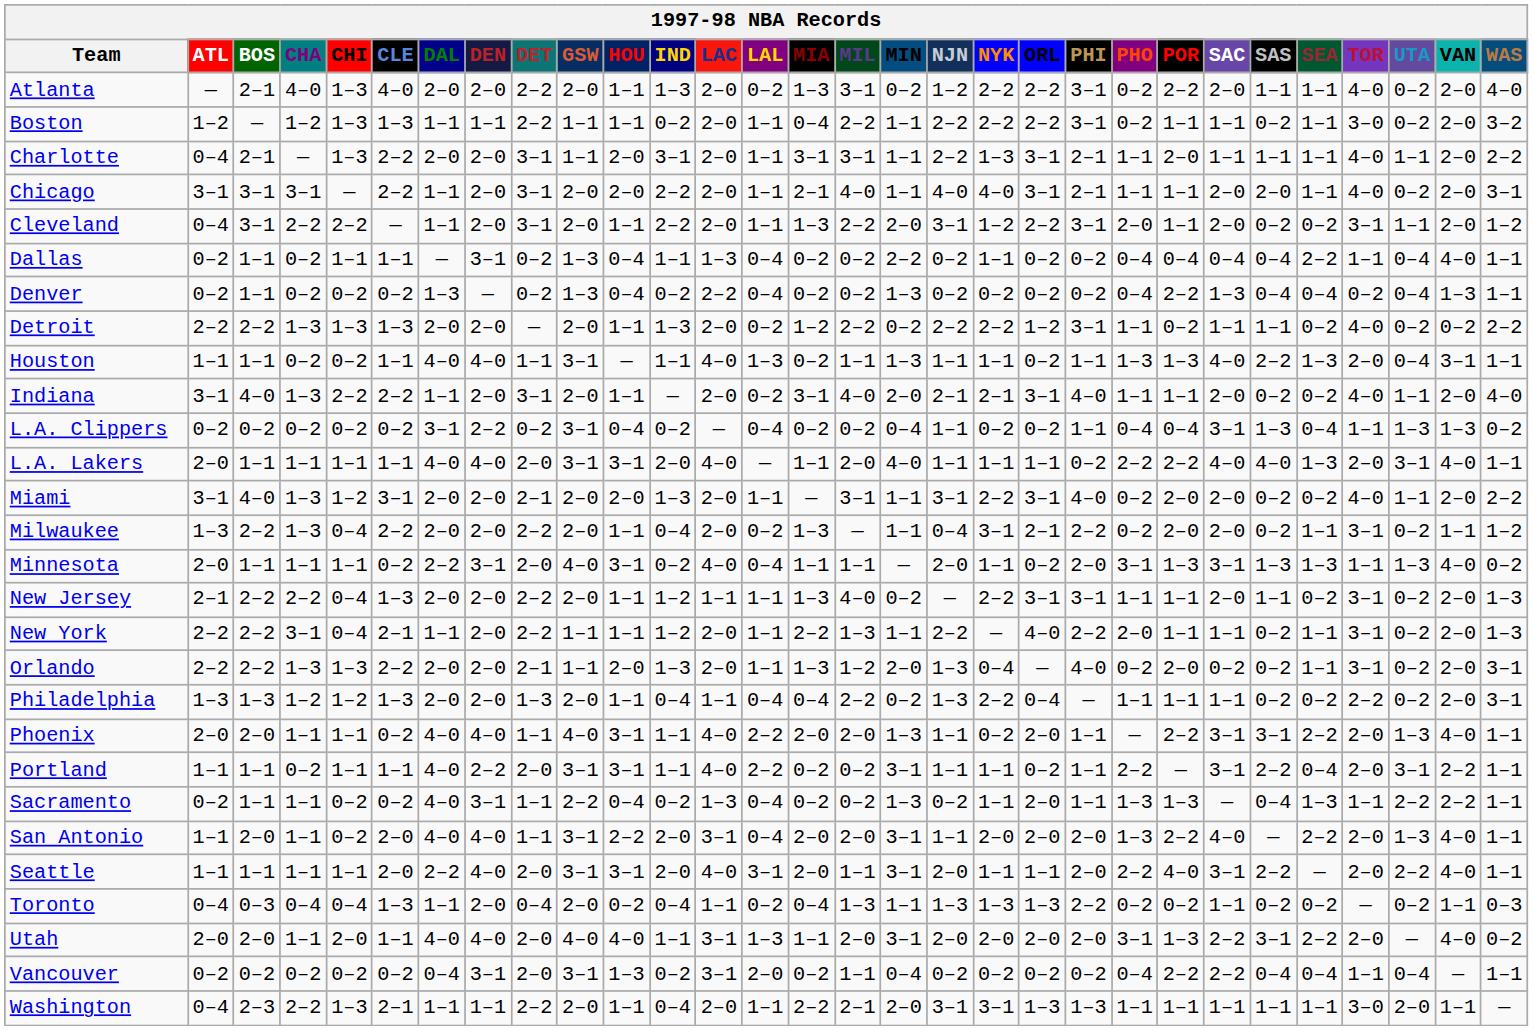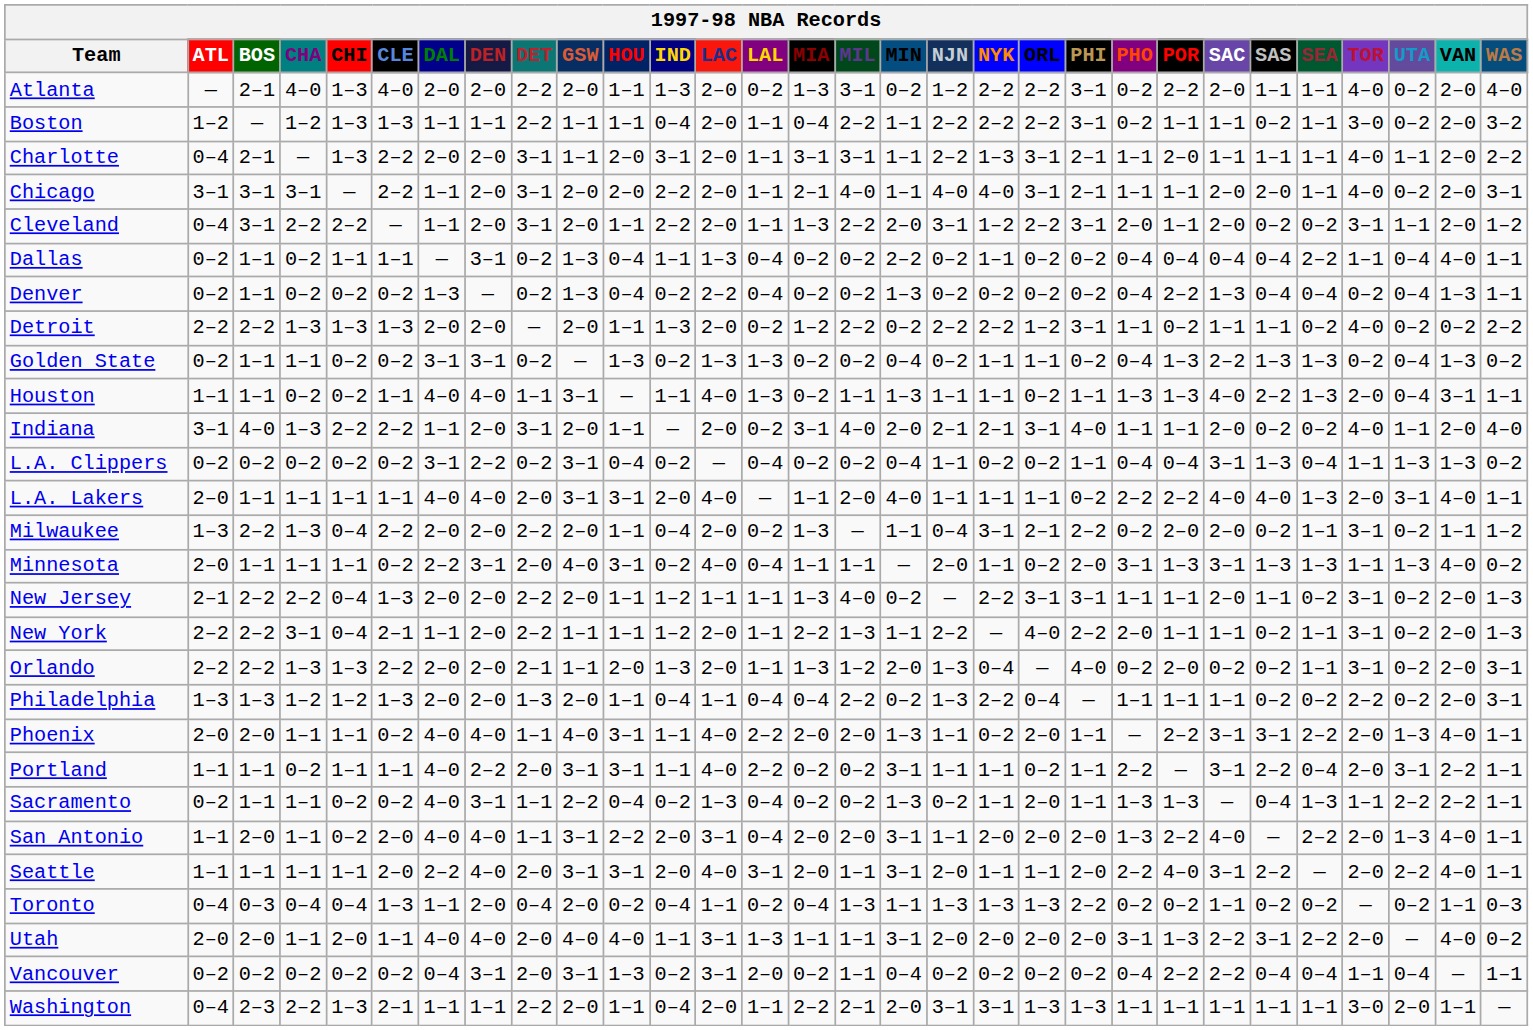(673, 124) 0–2 -> (673, 124) 0–4
+ row: (83, 362)
- row: (40, 498)
(857, 940) 2–0 -> (857, 940) 1–1
